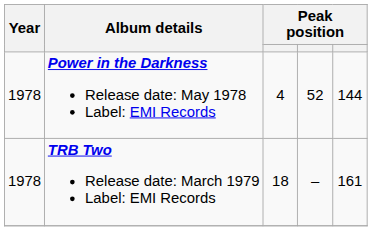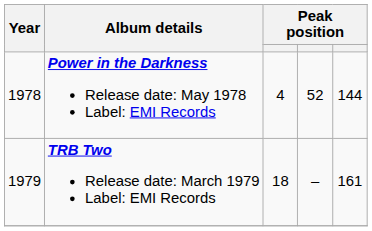(24, 181) 1978 -> (24, 181) 1979
